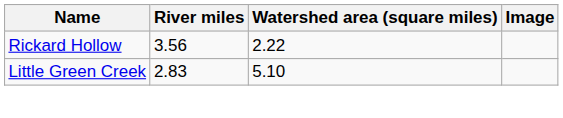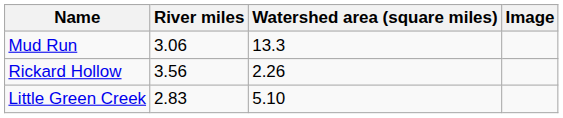+ row: (43, 44)
(269, 44) 2.22 -> (269, 71) 2.26
